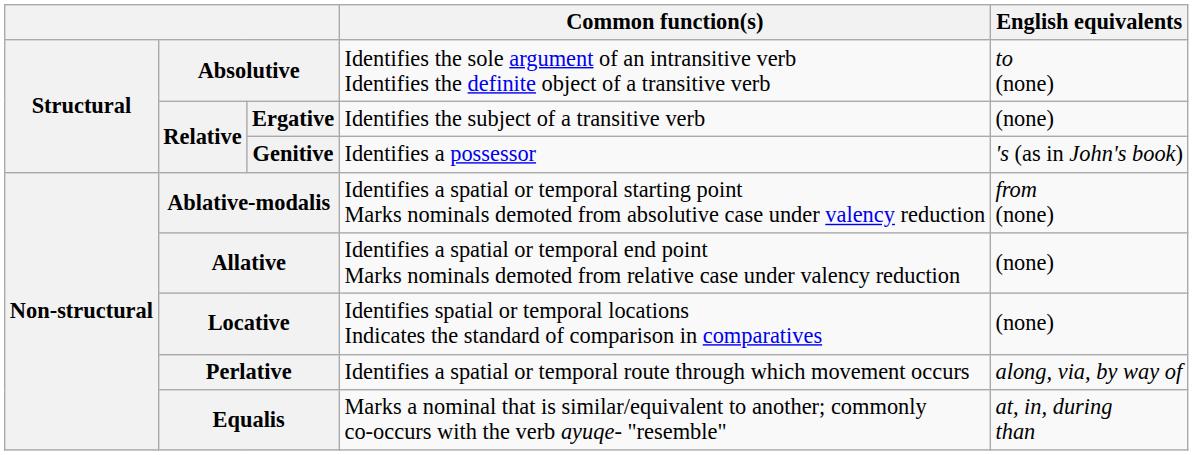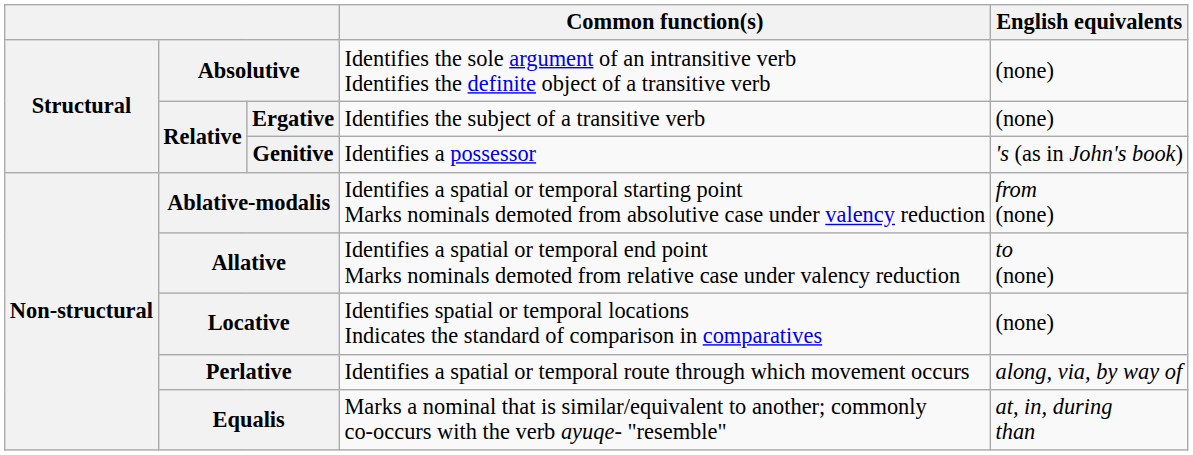(1025, 70) to (none) -> (1025, 70) (none)
(1025, 262) (none) -> (1025, 262) to (none)
